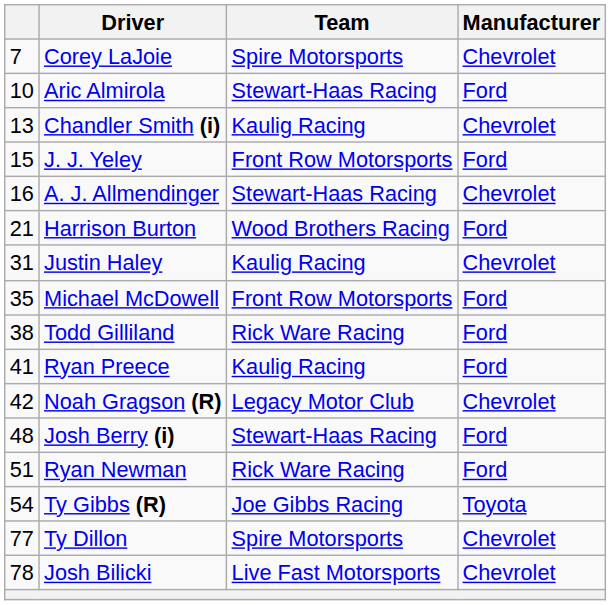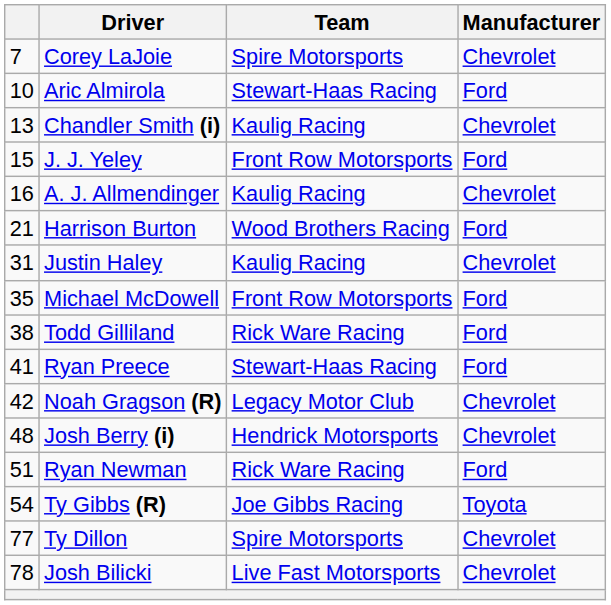(334, 194) Stewart-Haas Racing -> (299, 194) Kaulig Racing
(299, 366) Kaulig Racing -> (334, 366) Stewart-Haas Racing
(334, 435) Stewart-Haas Racing -> (335, 435) Hendrick Motorsports
(485, 435) Ford -> (509, 435) Chevrolet
